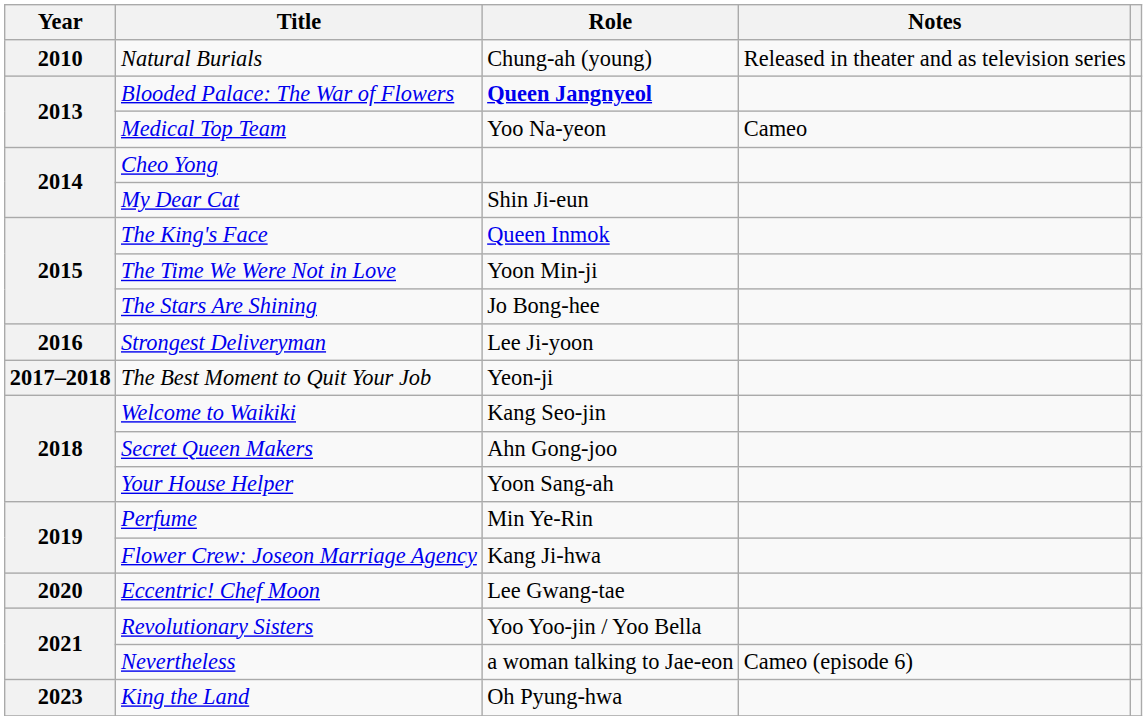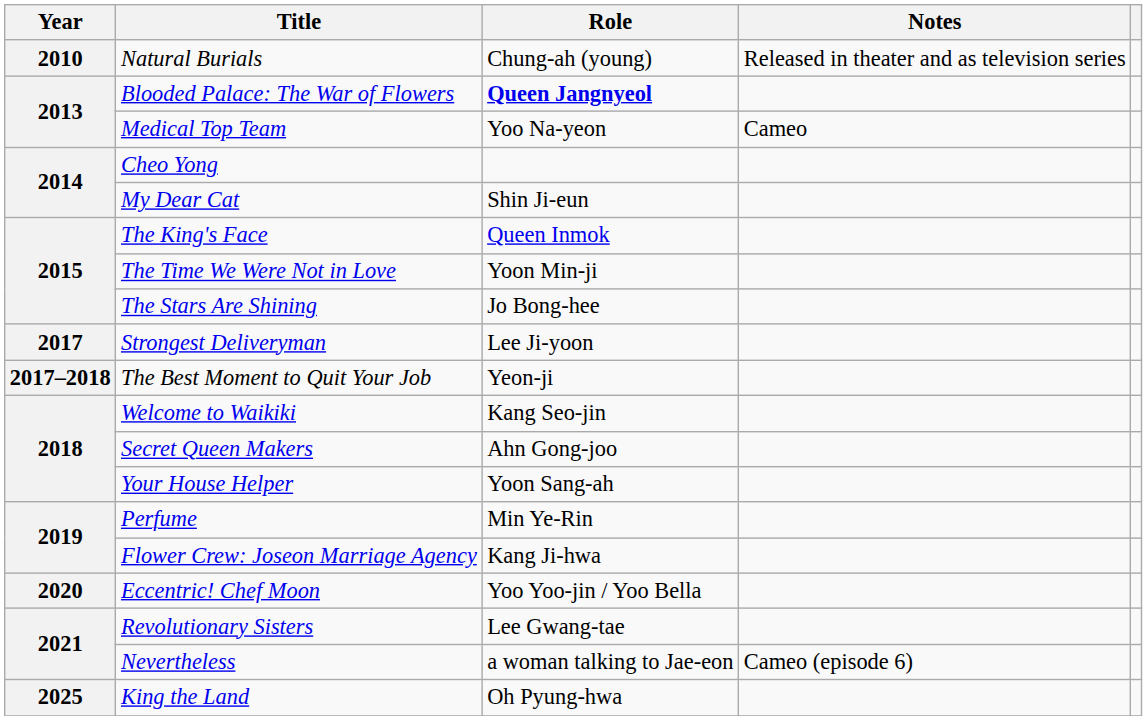(60, 341) 2016 -> (60, 341) 2017
(556, 590) Lee Gwang-tae -> (594, 590) Yoo Yoo-jin / Yoo Bella
(594, 626) Yoo Yoo-jin / Yoo Bella -> (556, 626) Lee Gwang-tae
(60, 697) 2023 -> (60, 697) 2025
